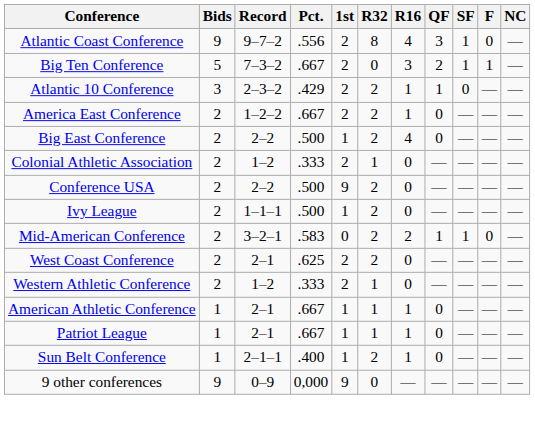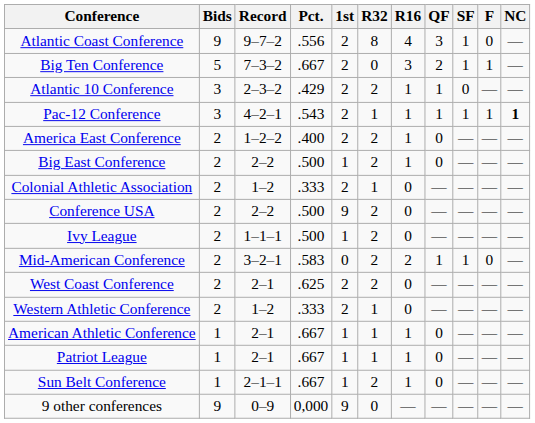+ row: (102, 114)
(311, 114) .667 -> (311, 138) .400
(408, 138) 4 -> (408, 162) 1
(311, 357) .400 -> (311, 382) .667
